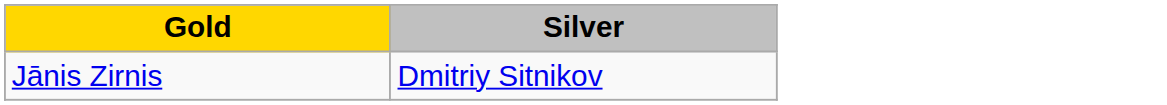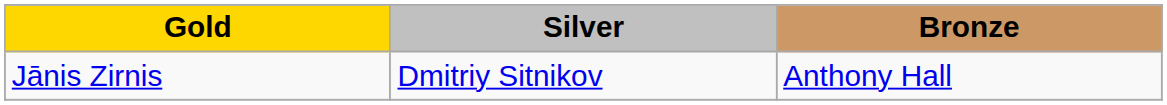+ column: (969, 28)
